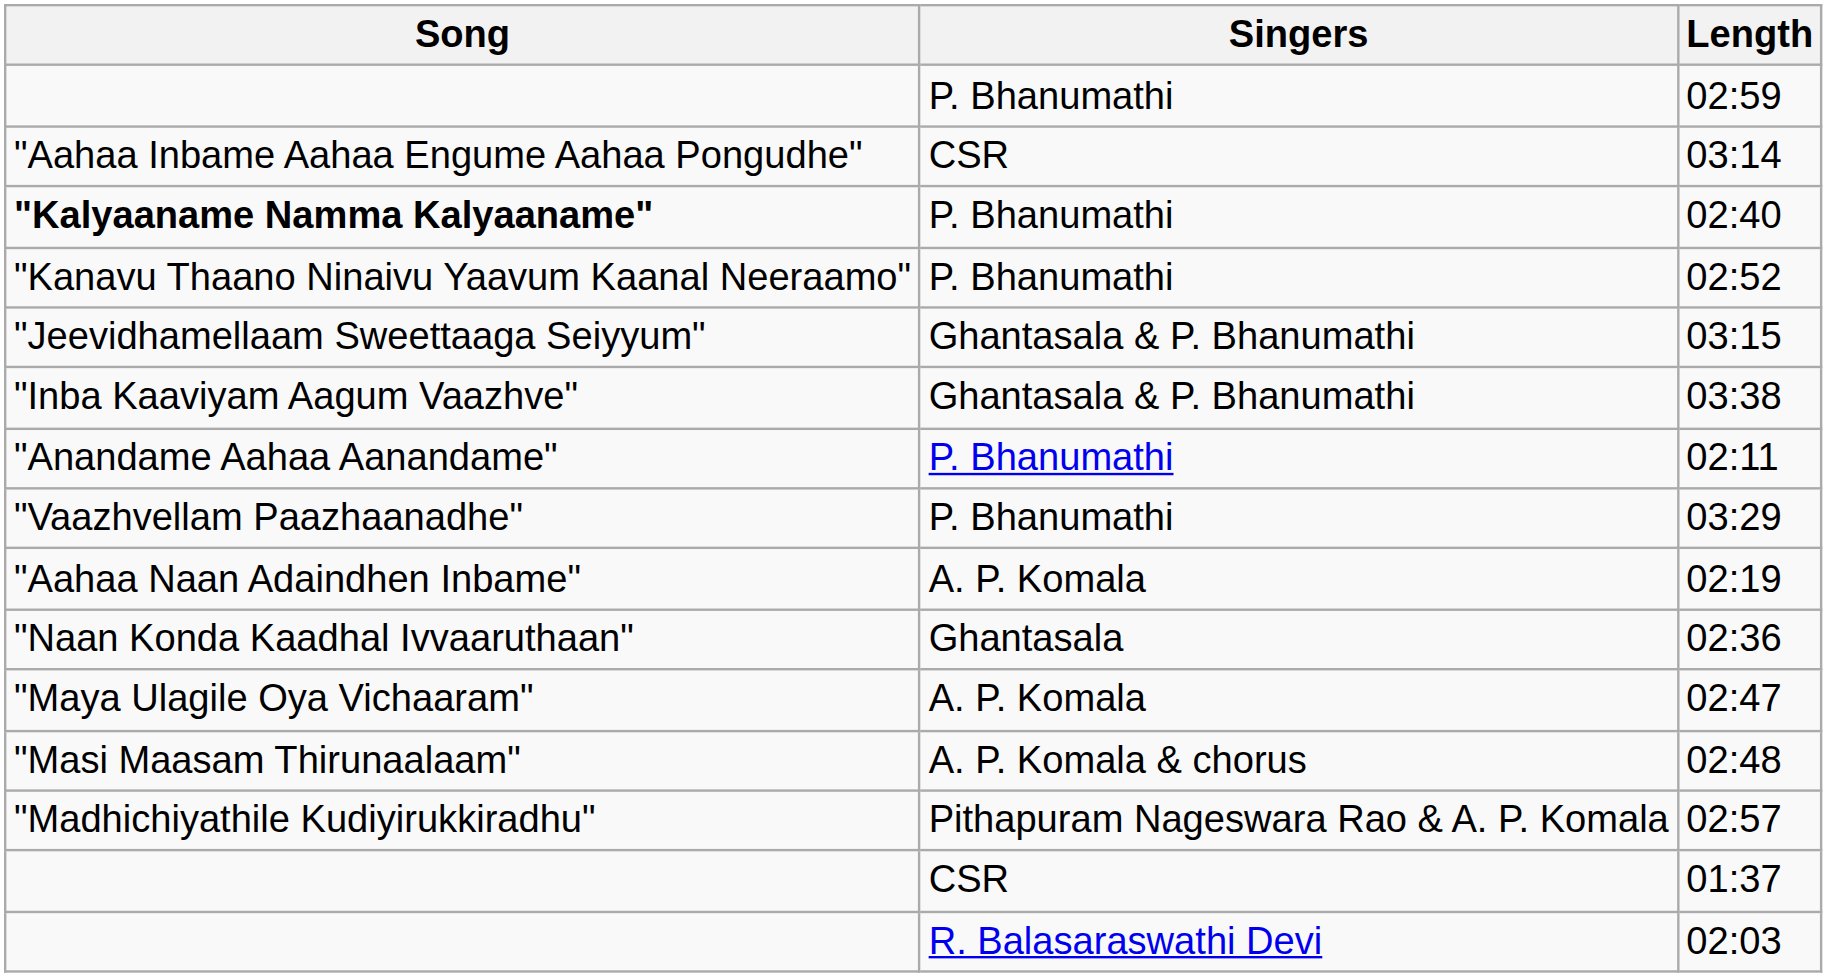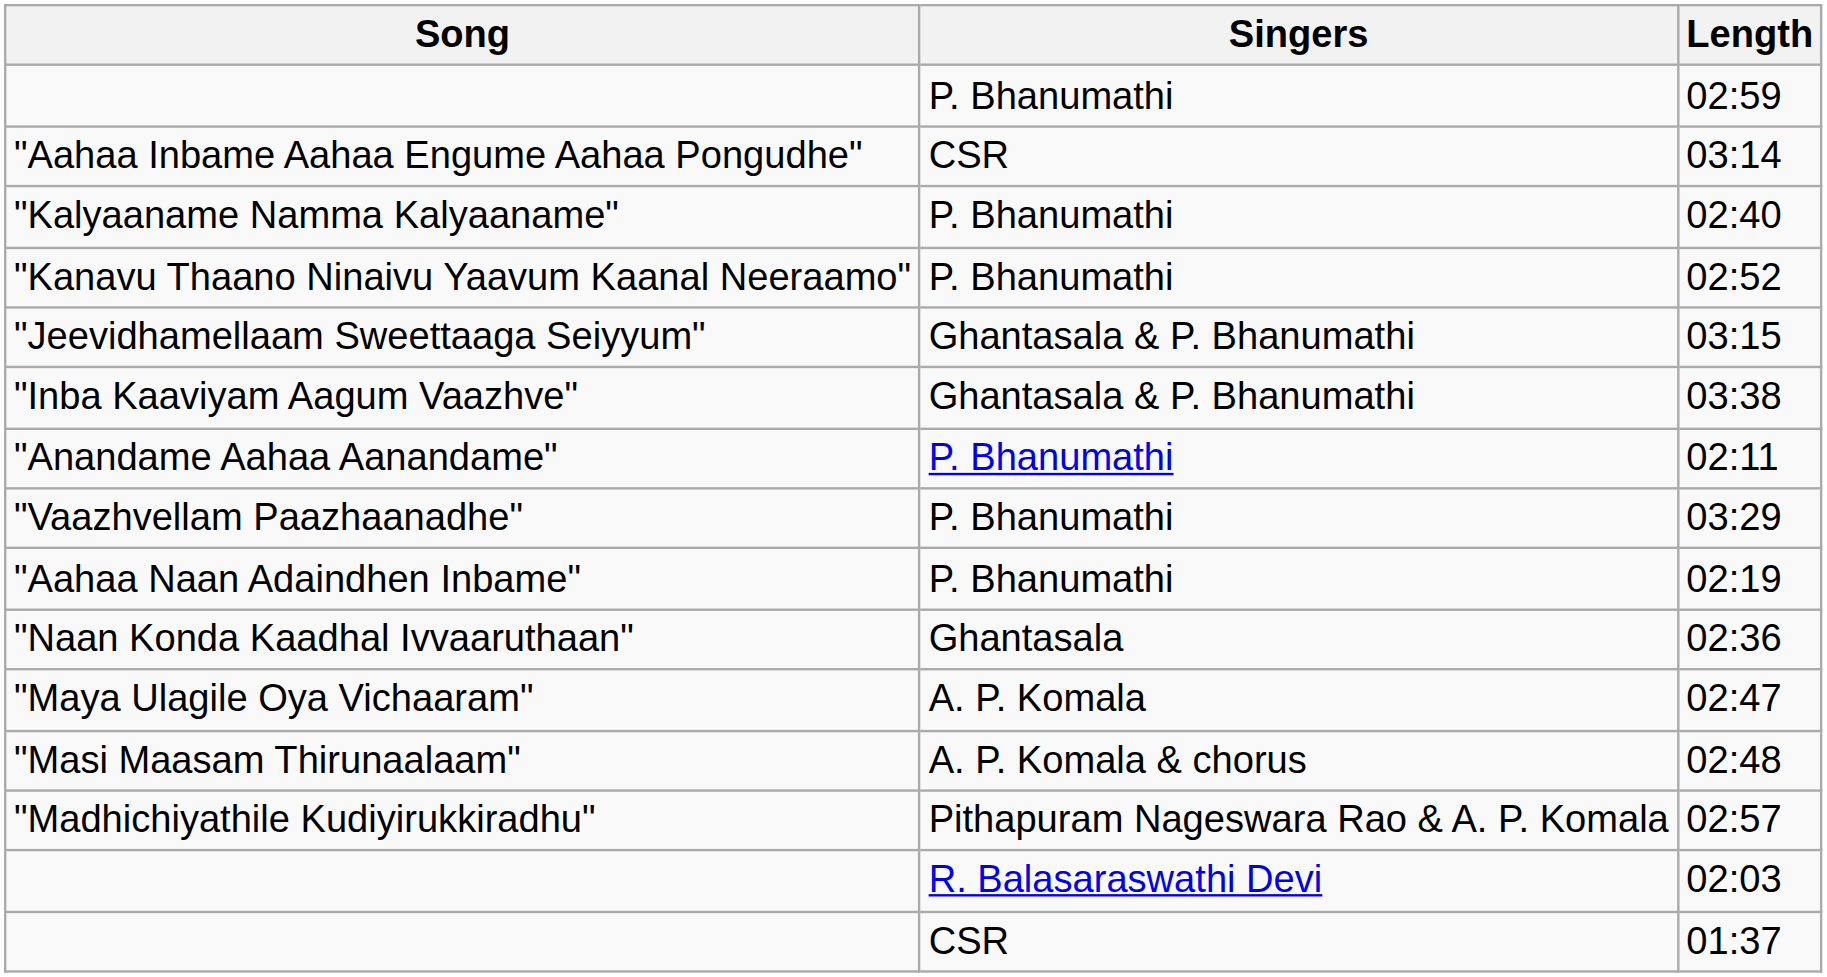(334, 215) bold -> (316, 215) normal
(1037, 578) A. P. Komala -> (1051, 578) P. Bhanumathi
rows swapped: (1734, 880) <-> (1734, 940)
